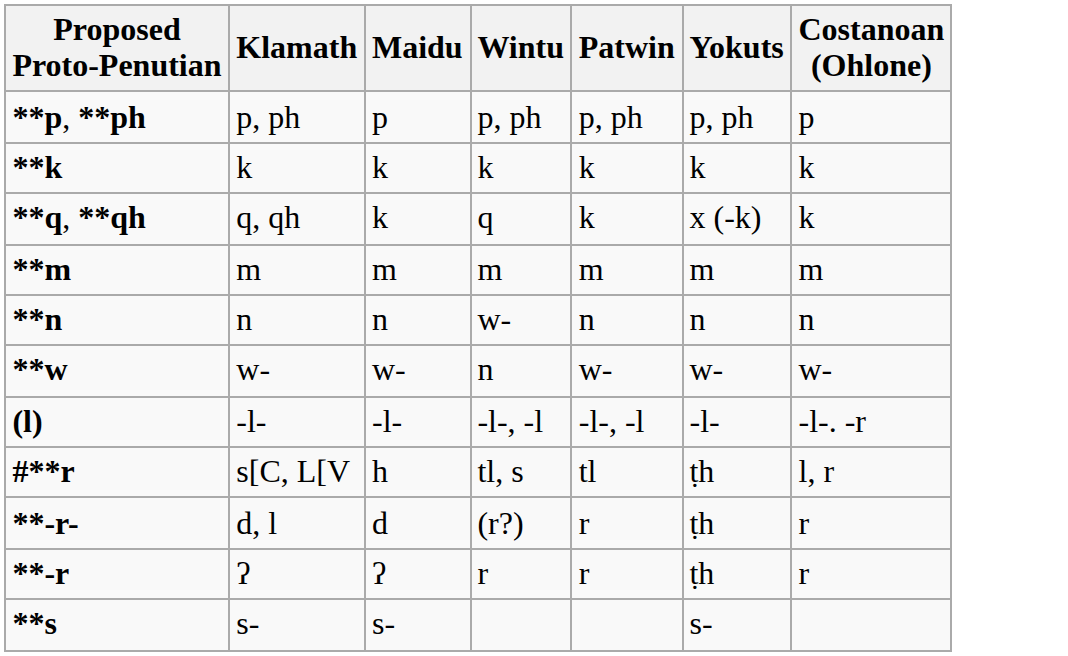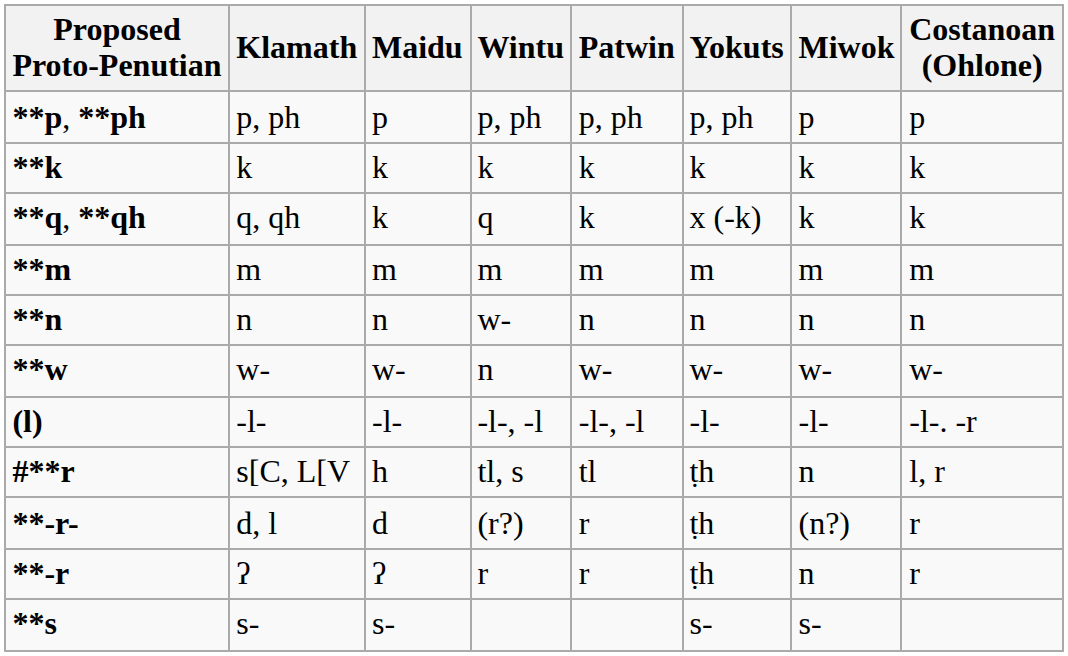+ column: (846, 47)
